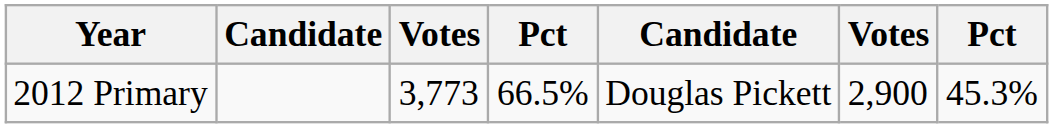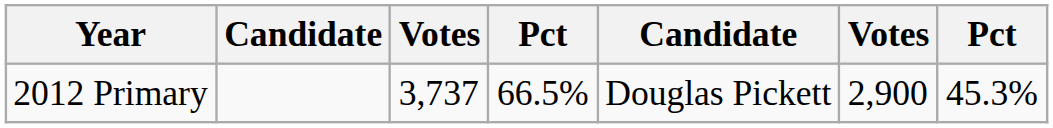(439, 92) 3,773 -> (439, 92) 3,737
